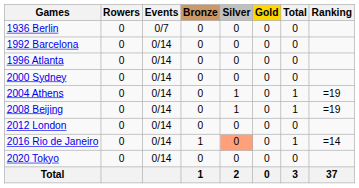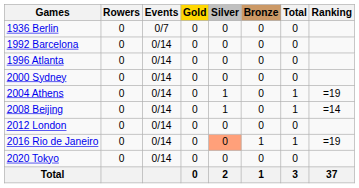columns swapped: (267, 12) <-> (200, 12)
(332, 110) =19 -> (332, 110) =14
(332, 142) =14 -> (332, 142) =19
